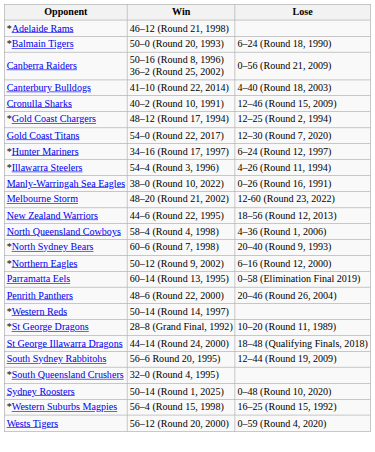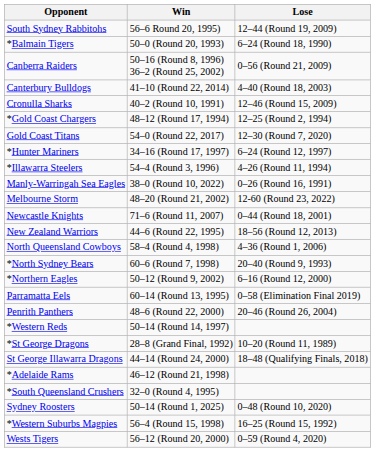rows swapped: (40, 28) <-> (56, 359)
+ row: (45, 215)
